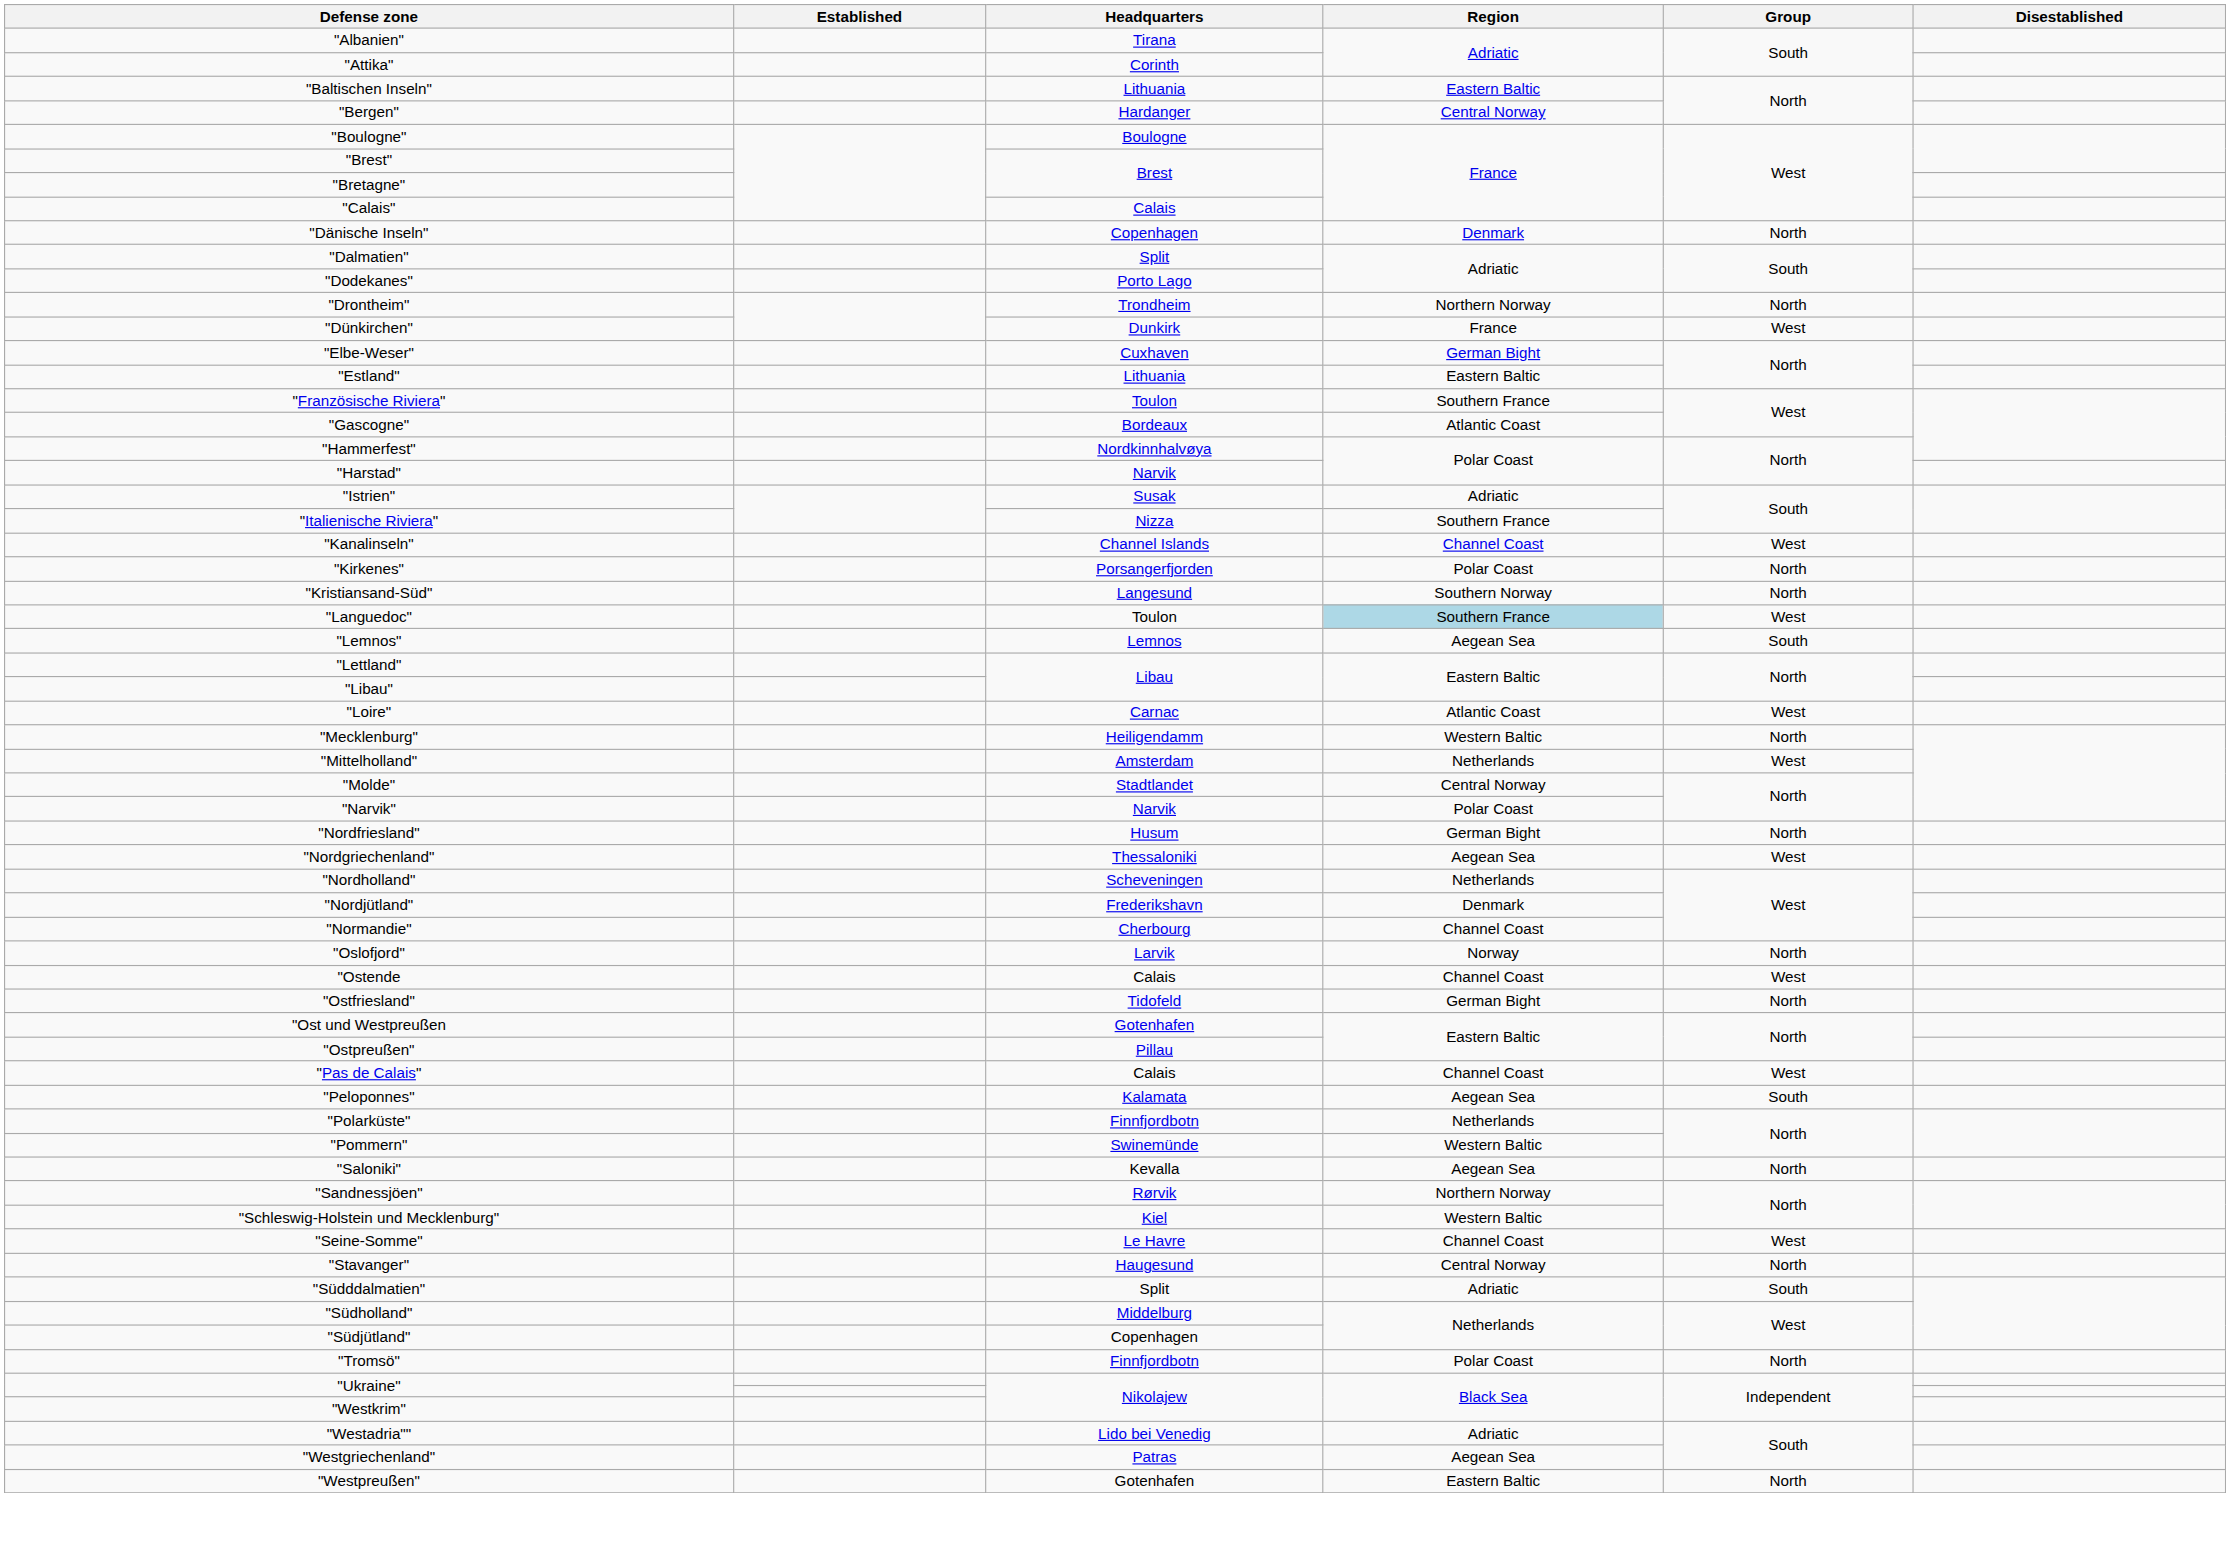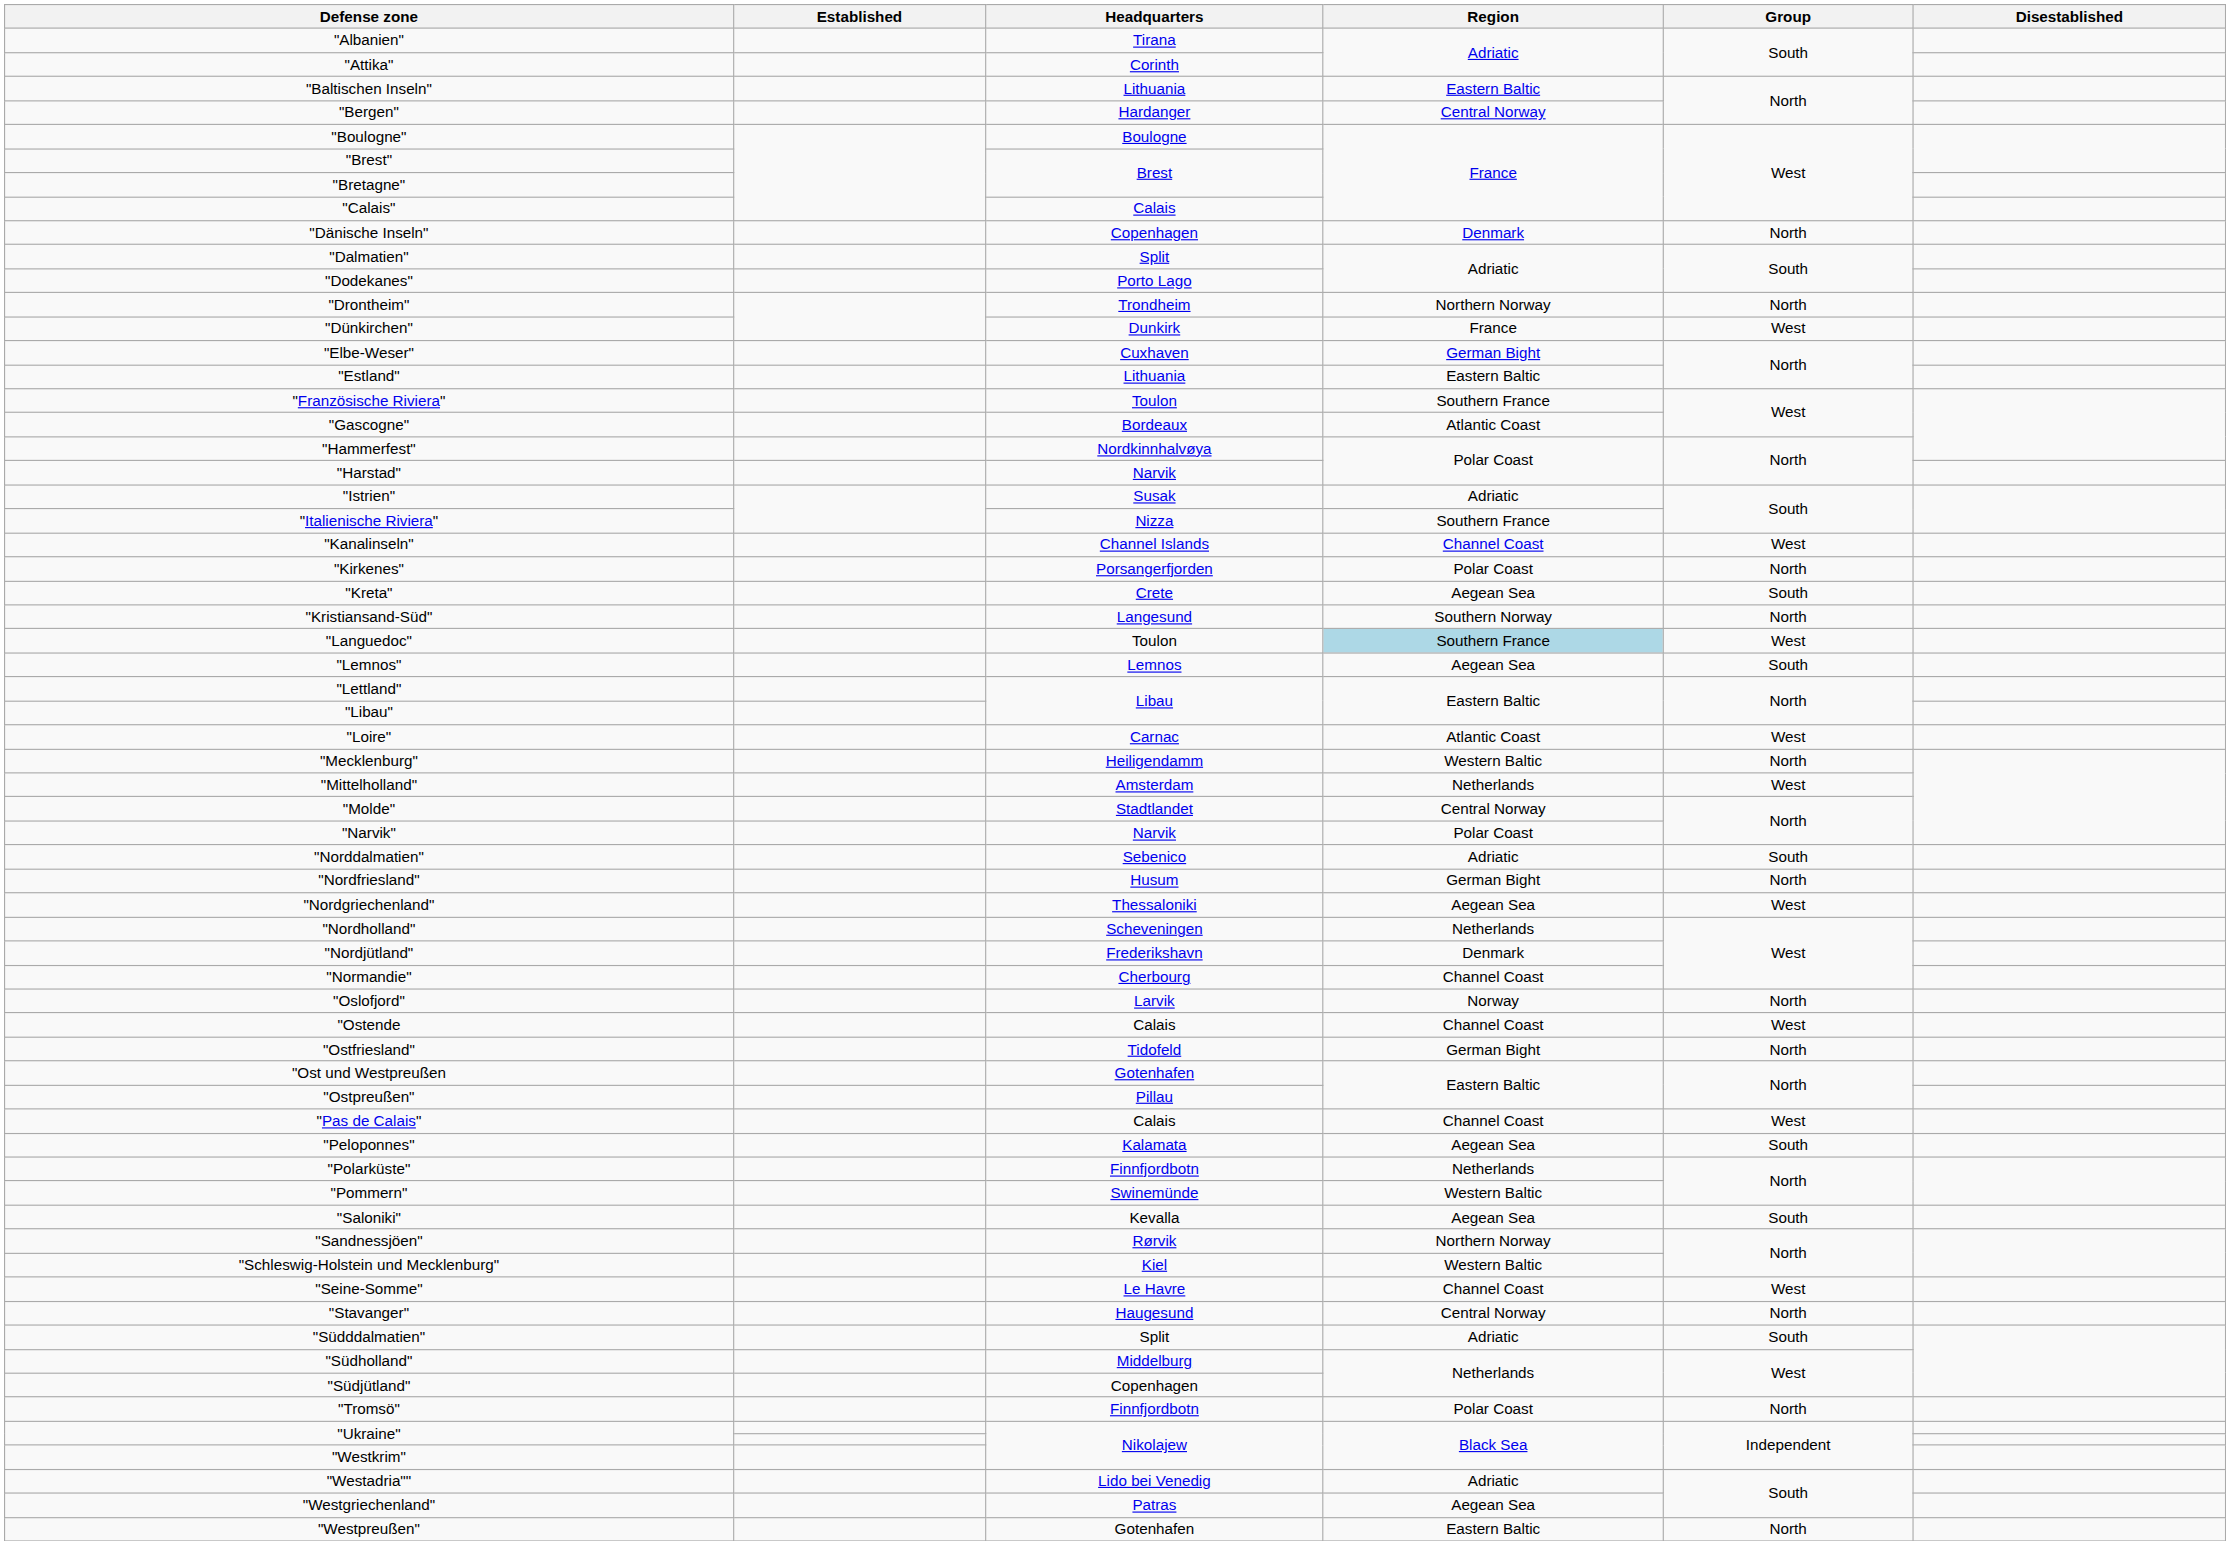+ row: (369, 592)
+ row: (369, 857)
(1788, 1169) North -> (1788, 1217) South
